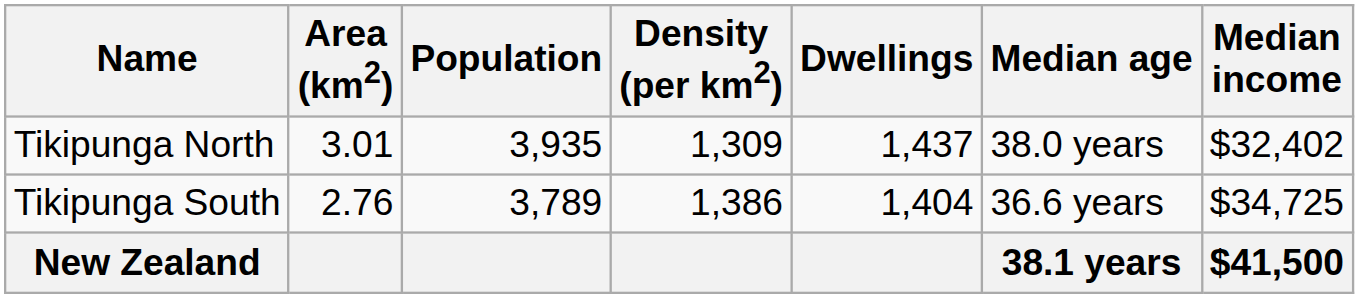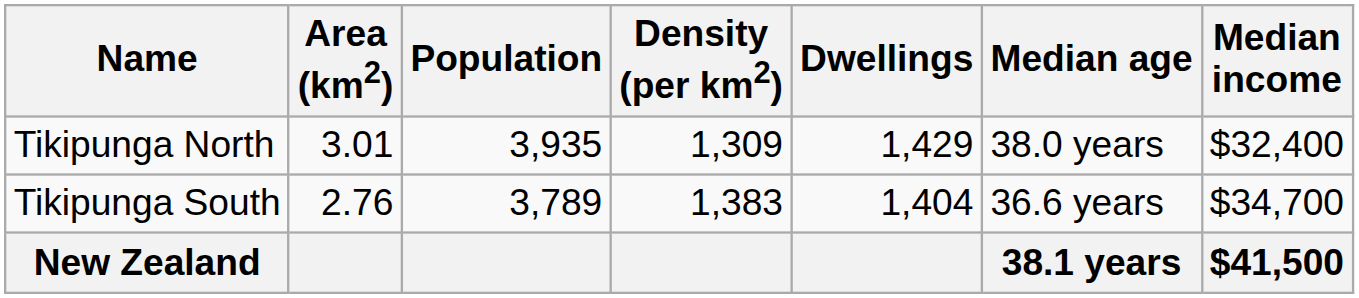(927, 144) 1,437 -> (927, 144) 1,429
(1277, 144) $32,402 -> (1277, 144) $32,400
(737, 203) 1,386 -> (737, 203) 1,383
(1277, 203) $34,725 -> (1277, 203) $34,700
